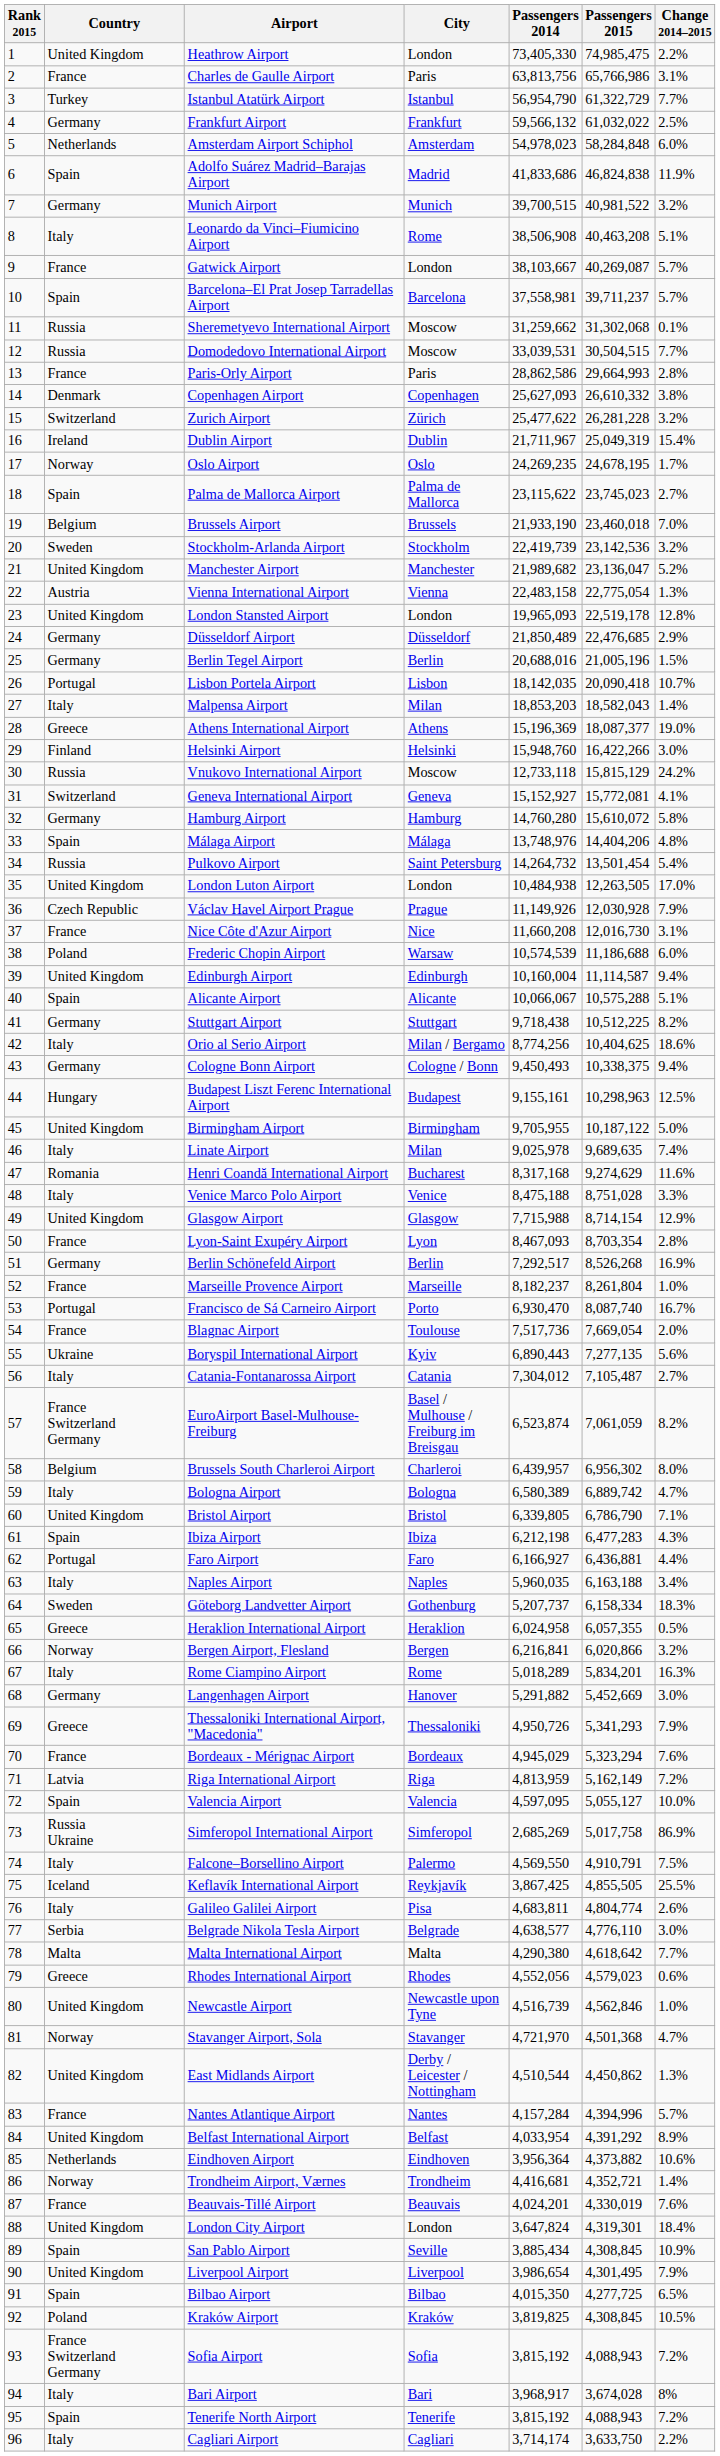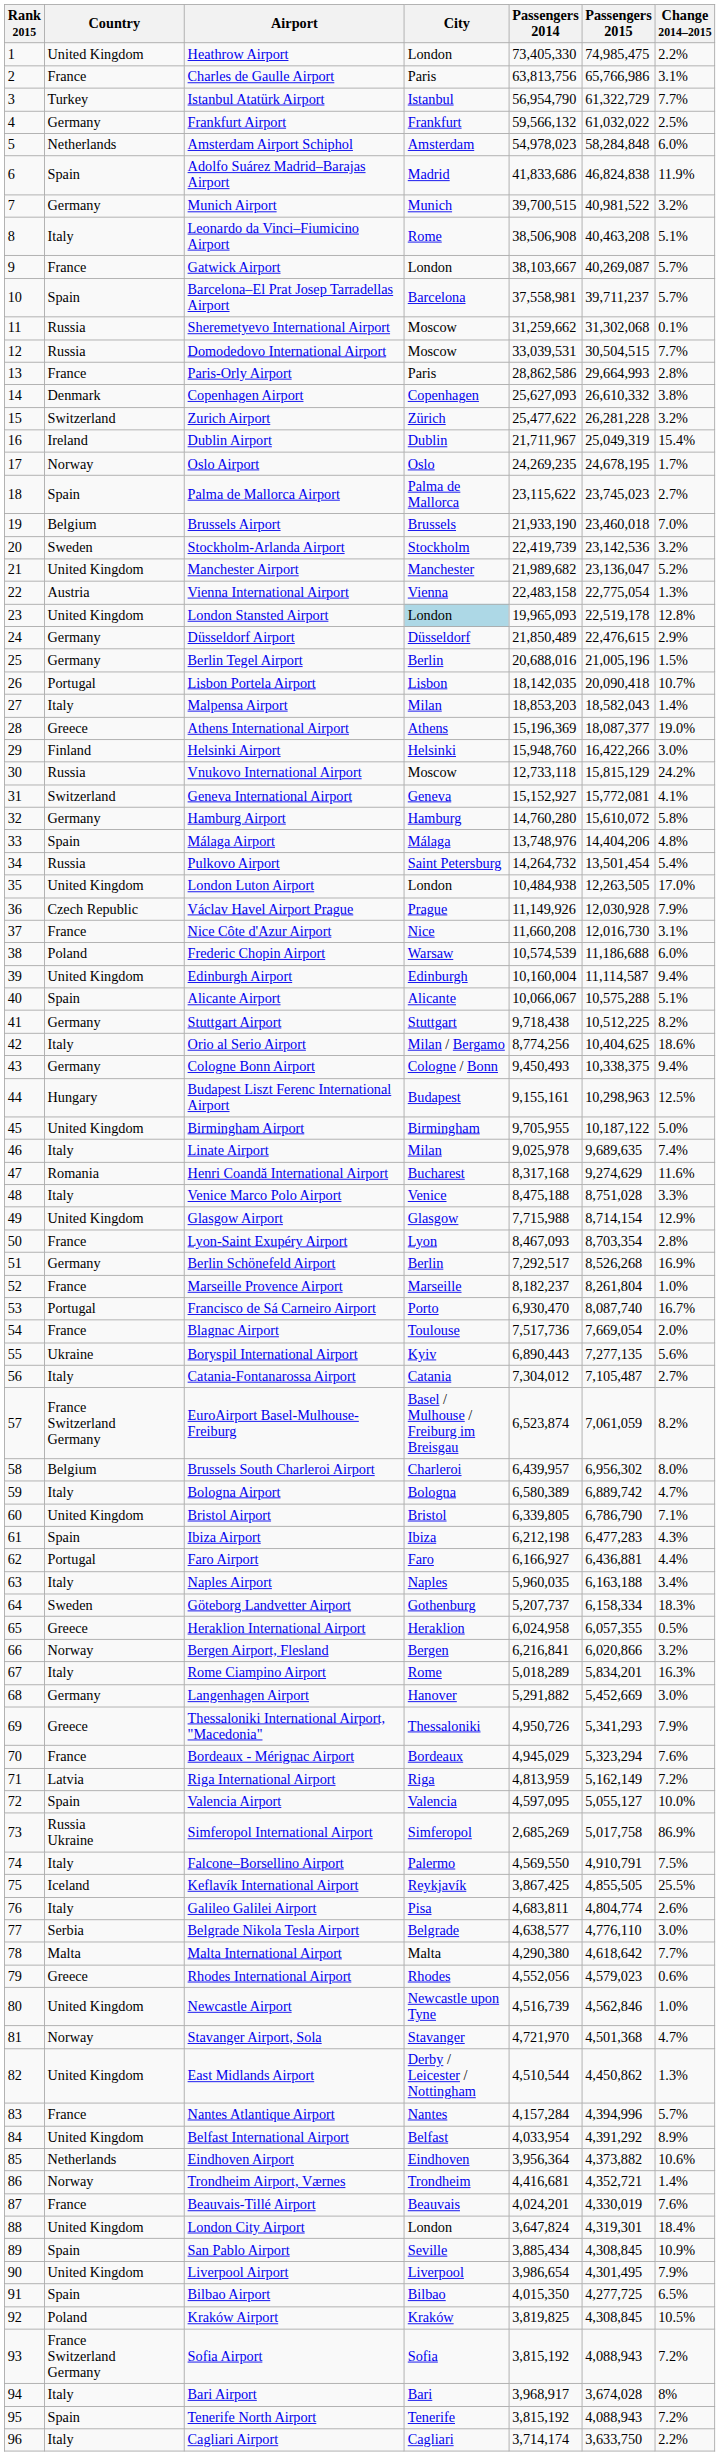(430, 615) no background -> (430, 615) lightblue background
(617, 637) 22,476,685 -> (617, 637) 22,476,615
